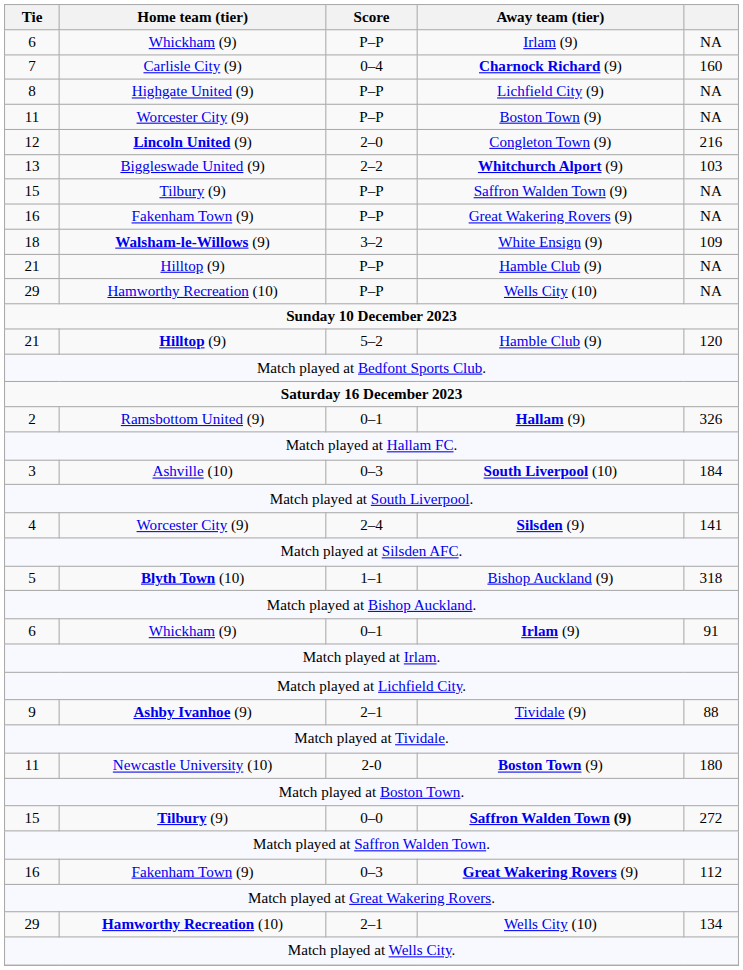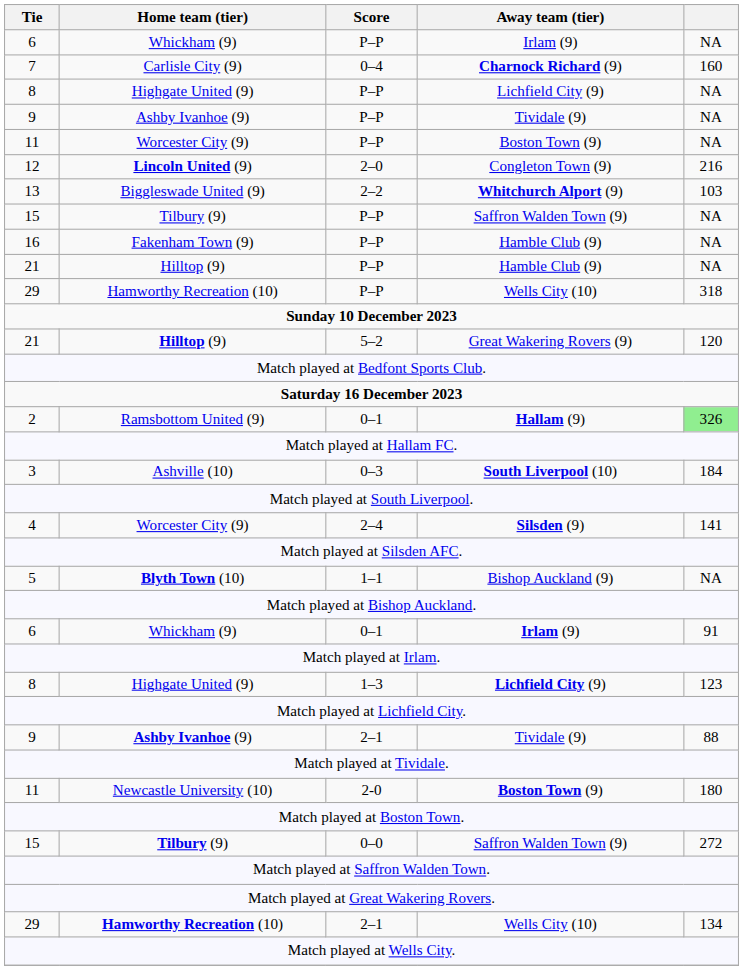+ row: (32, 117)
(550, 216) Great Wakering Rovers (9) -> (550, 241) Hamble Club (9)
- row: (32, 241)
(711, 291) NA -> (711, 291) 318
(550, 341) Hamble Club (9) -> (550, 341) Great Wakering Rovers (9)
(711, 419) no background -> (711, 419) lightgreen background
(711, 578) 318 -> (711, 578) NA
+ row: (32, 684)
(550, 818) bold -> (550, 843) normal
- row: (32, 871)
